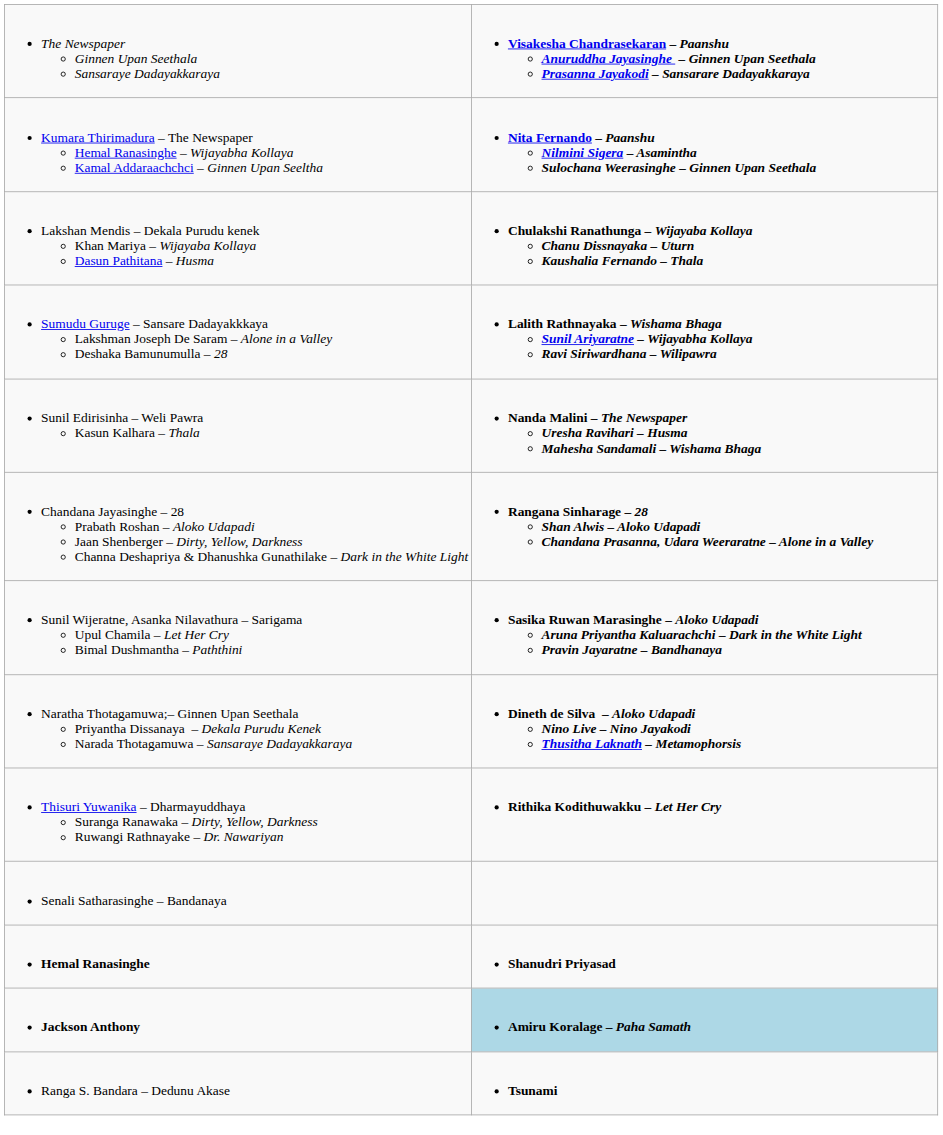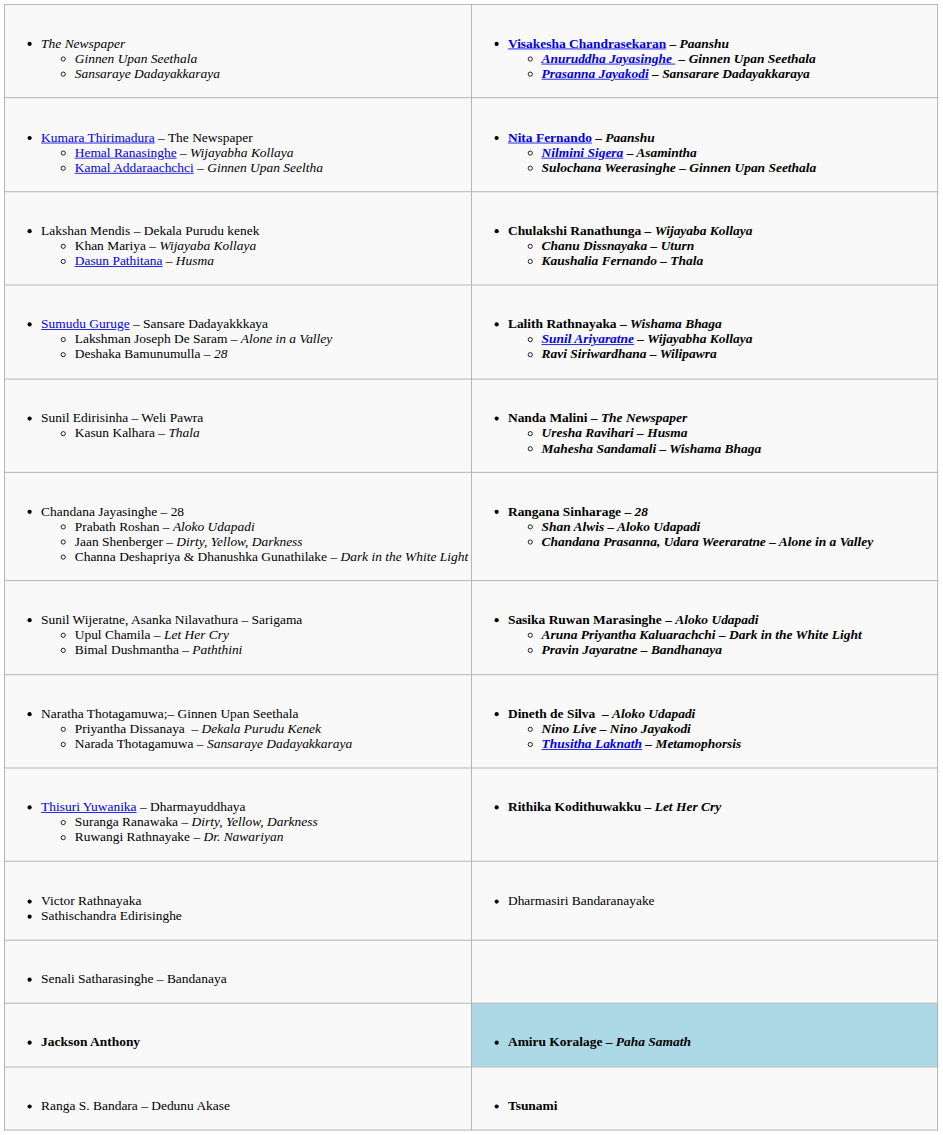+ row: (238, 908)
- row: (238, 964)
